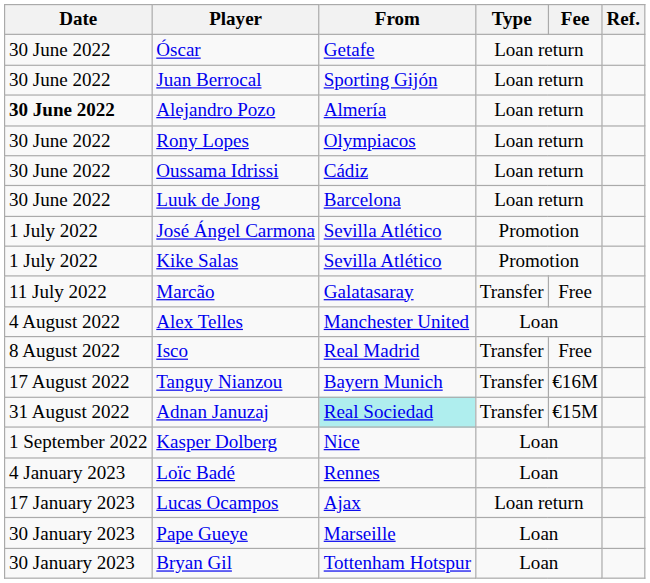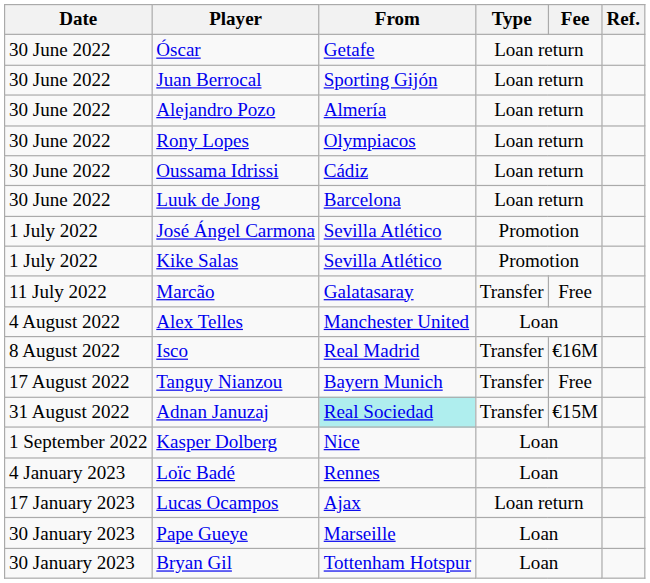(62, 110) bold -> (60, 110) normal
(575, 351) Free -> (575, 351) €16M
(575, 381) €16M -> (575, 381) Free
